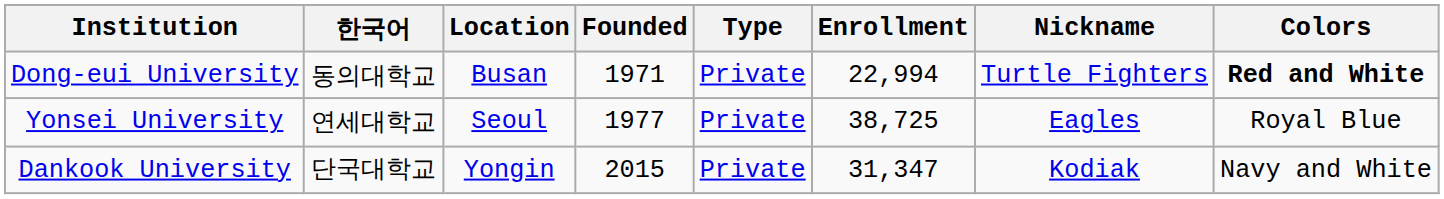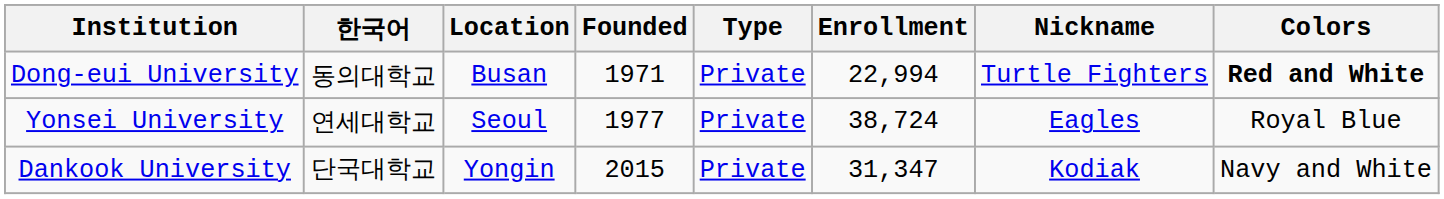(893, 122) 38,725 -> (893, 122) 38,724
